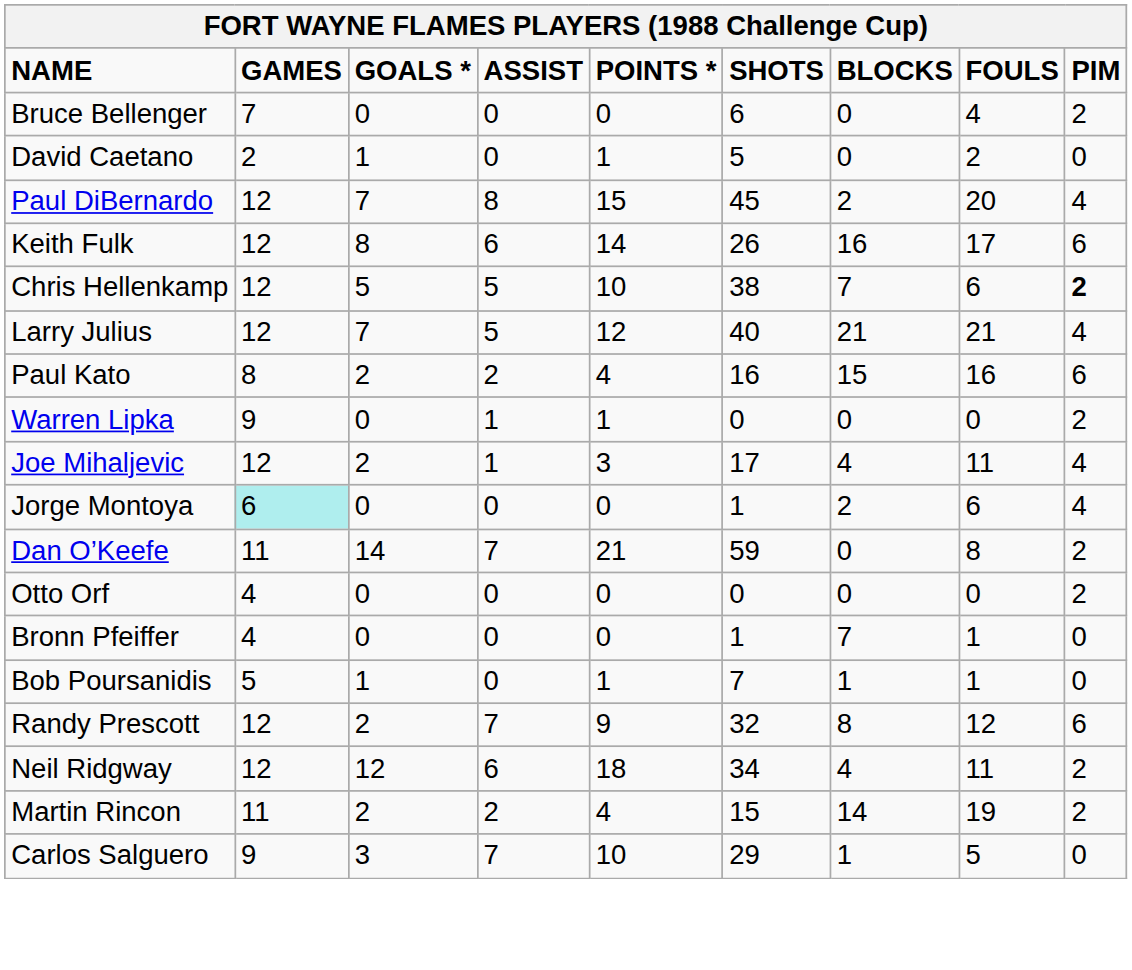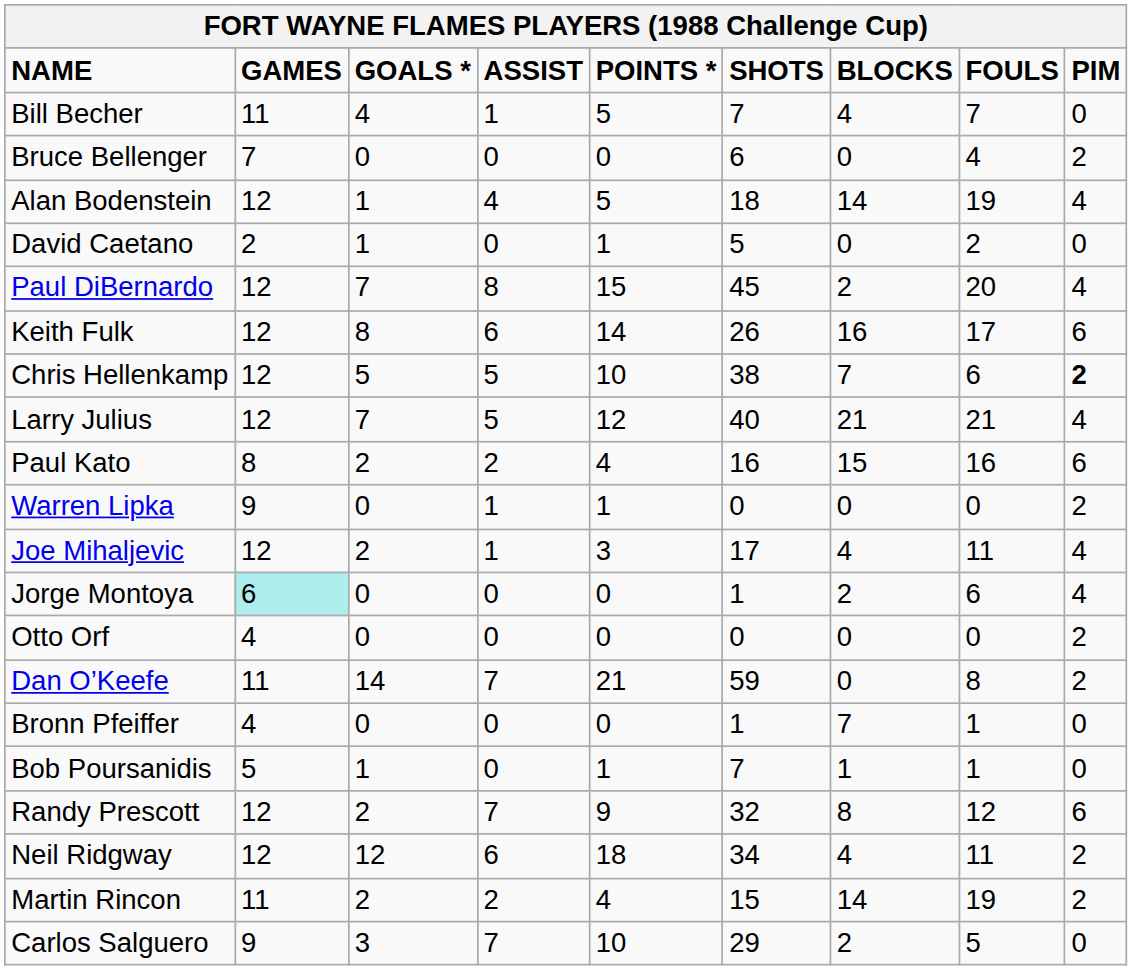+ row: (77, 113)
+ row: (111, 200)
rows swapped: (90, 550) <-> (60, 593)
(844, 855) 1 -> (844, 942) 2
